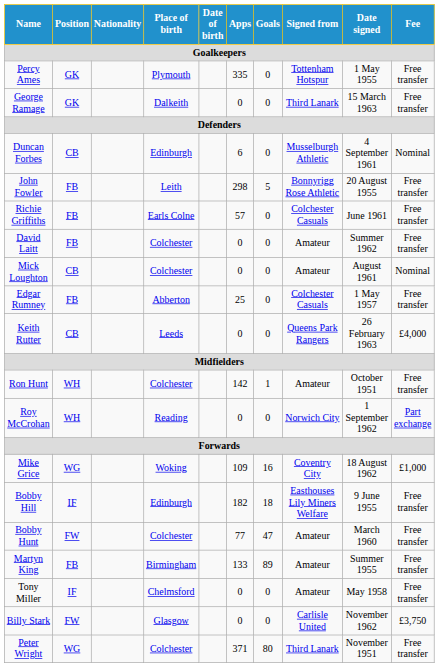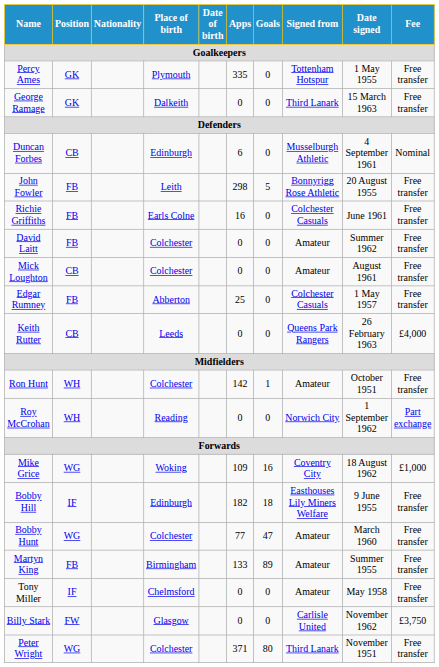(240, 215) 57 -> (240, 215) 16
(413, 272) Nominal -> (413, 272) Free transfer
(72, 536) FW -> (72, 536) WG
